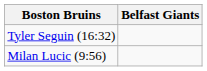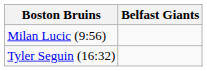rows swapped: (57, 55) <-> (61, 35)
